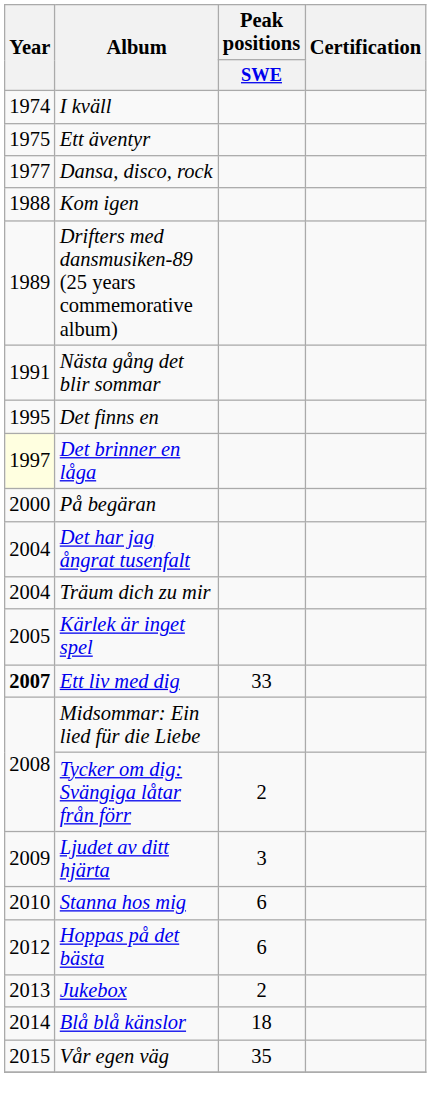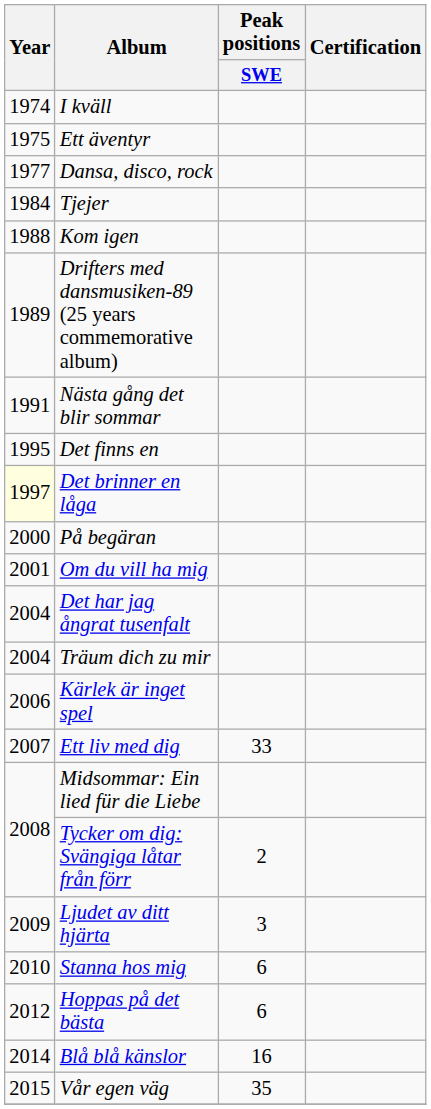+ row: (84, 204)
+ row: (134, 569)
(30, 636) 2005 -> (30, 701) 2006
(30, 680) bold -> (30, 745) normal
- row: (93, 990)
(261, 1023) 18 -> (261, 1055) 16
